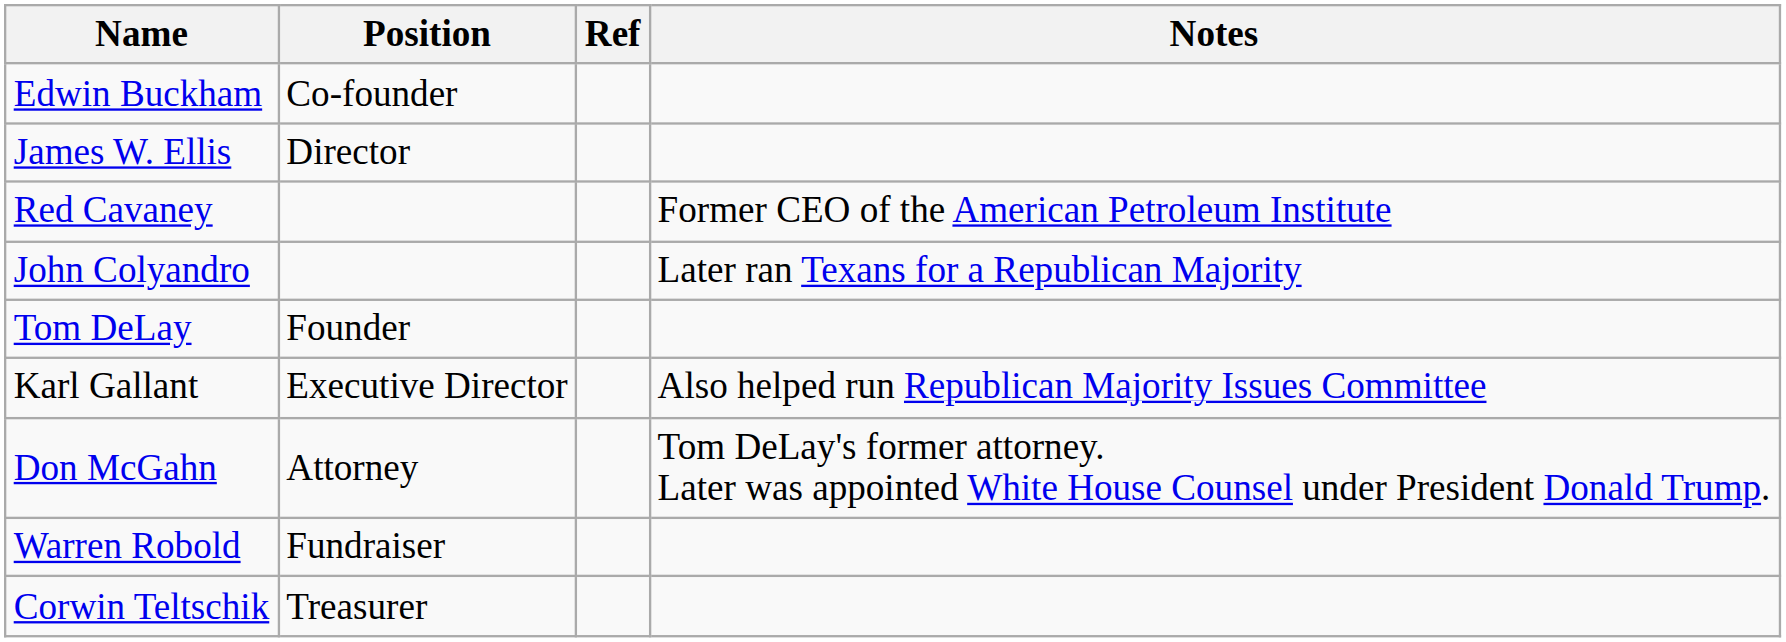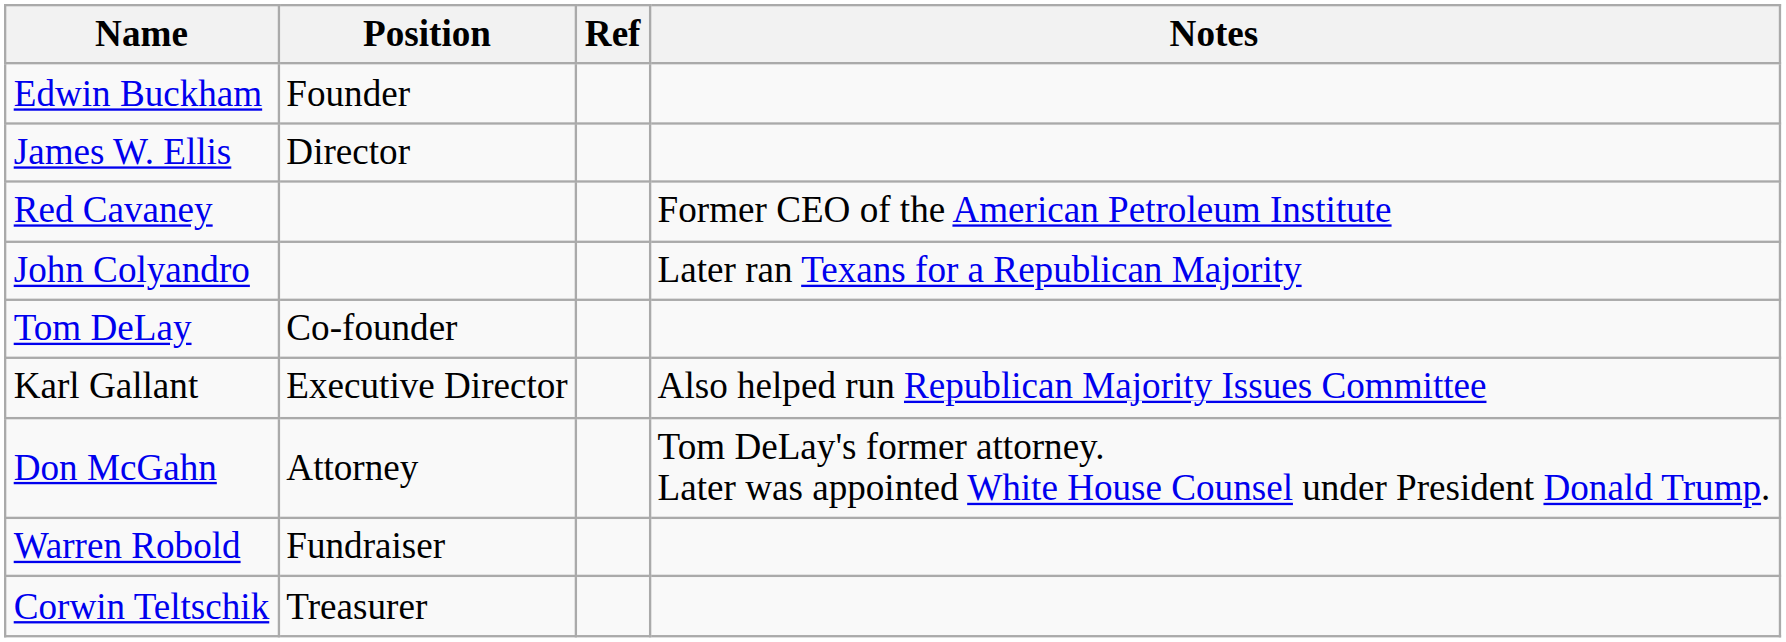(372, 92) Co-founder -> (348, 92) Founder
(348, 328) Founder -> (372, 328) Co-founder
